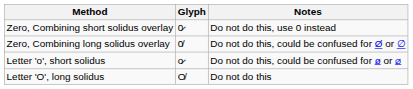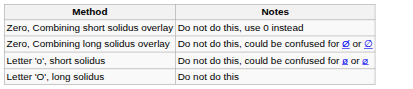- column: (192, 12)
